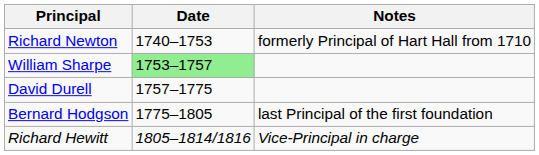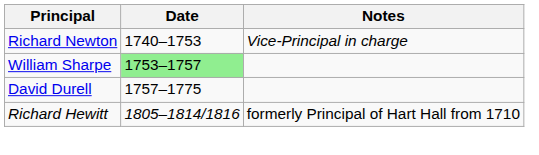(394, 41) formerly Principal of Hart Hall from 1710 -> (327, 41) Vice-Principal in charge
- row: (68, 114)
(338, 138) Vice-Principal in charge -> (383, 114) formerly Principal of Hart Hall from 1710
